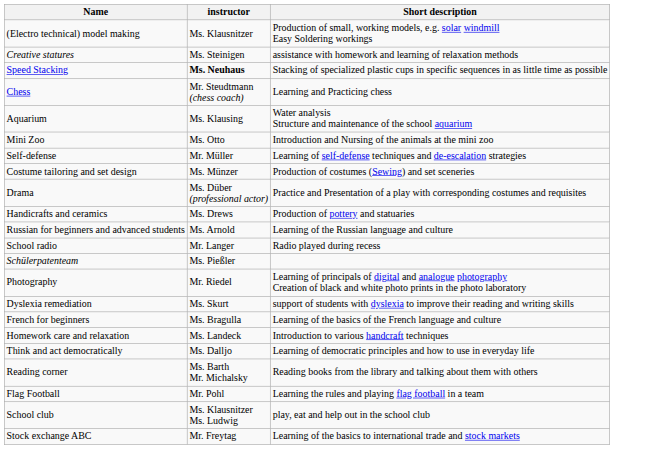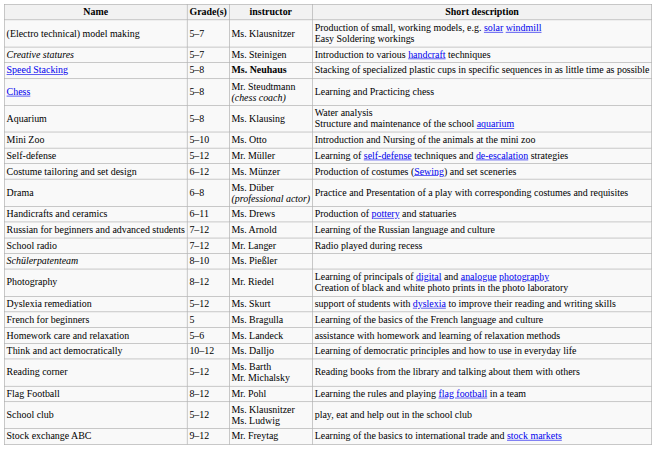+ column: (208, 12)
(395, 54) assistance with homework and learning of relaxation methods -> (403, 54) Introduction to various handcraft techniques
(361, 335) Introduction to various handcraft techniques -> (437, 335) assistance with homework and learning of relaxation methods
